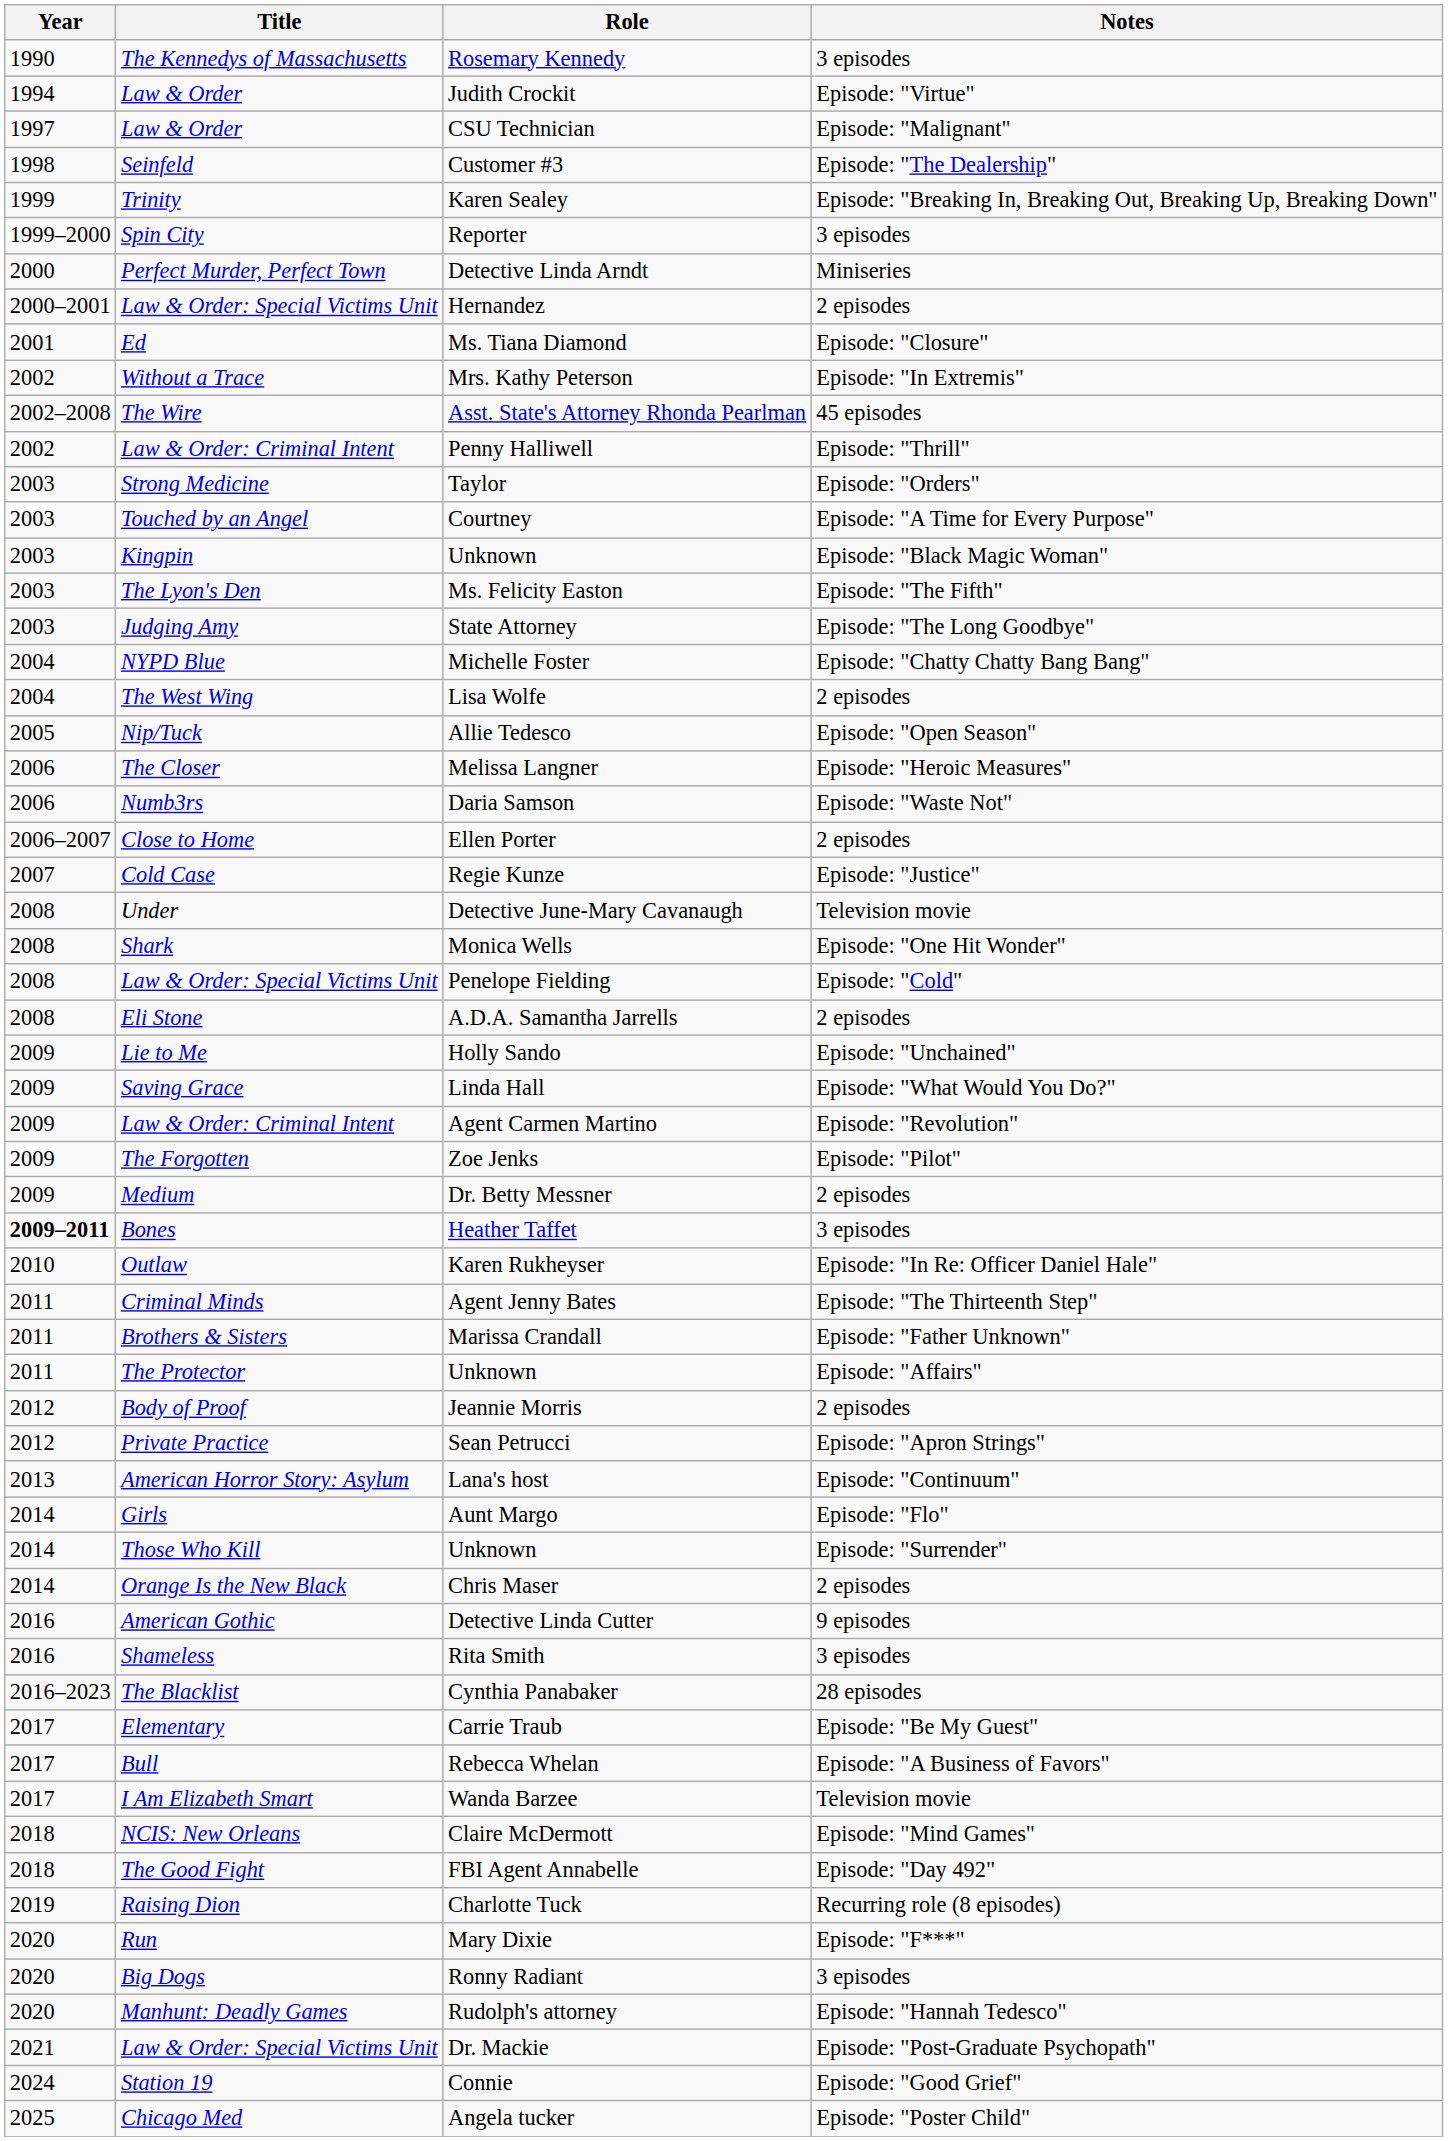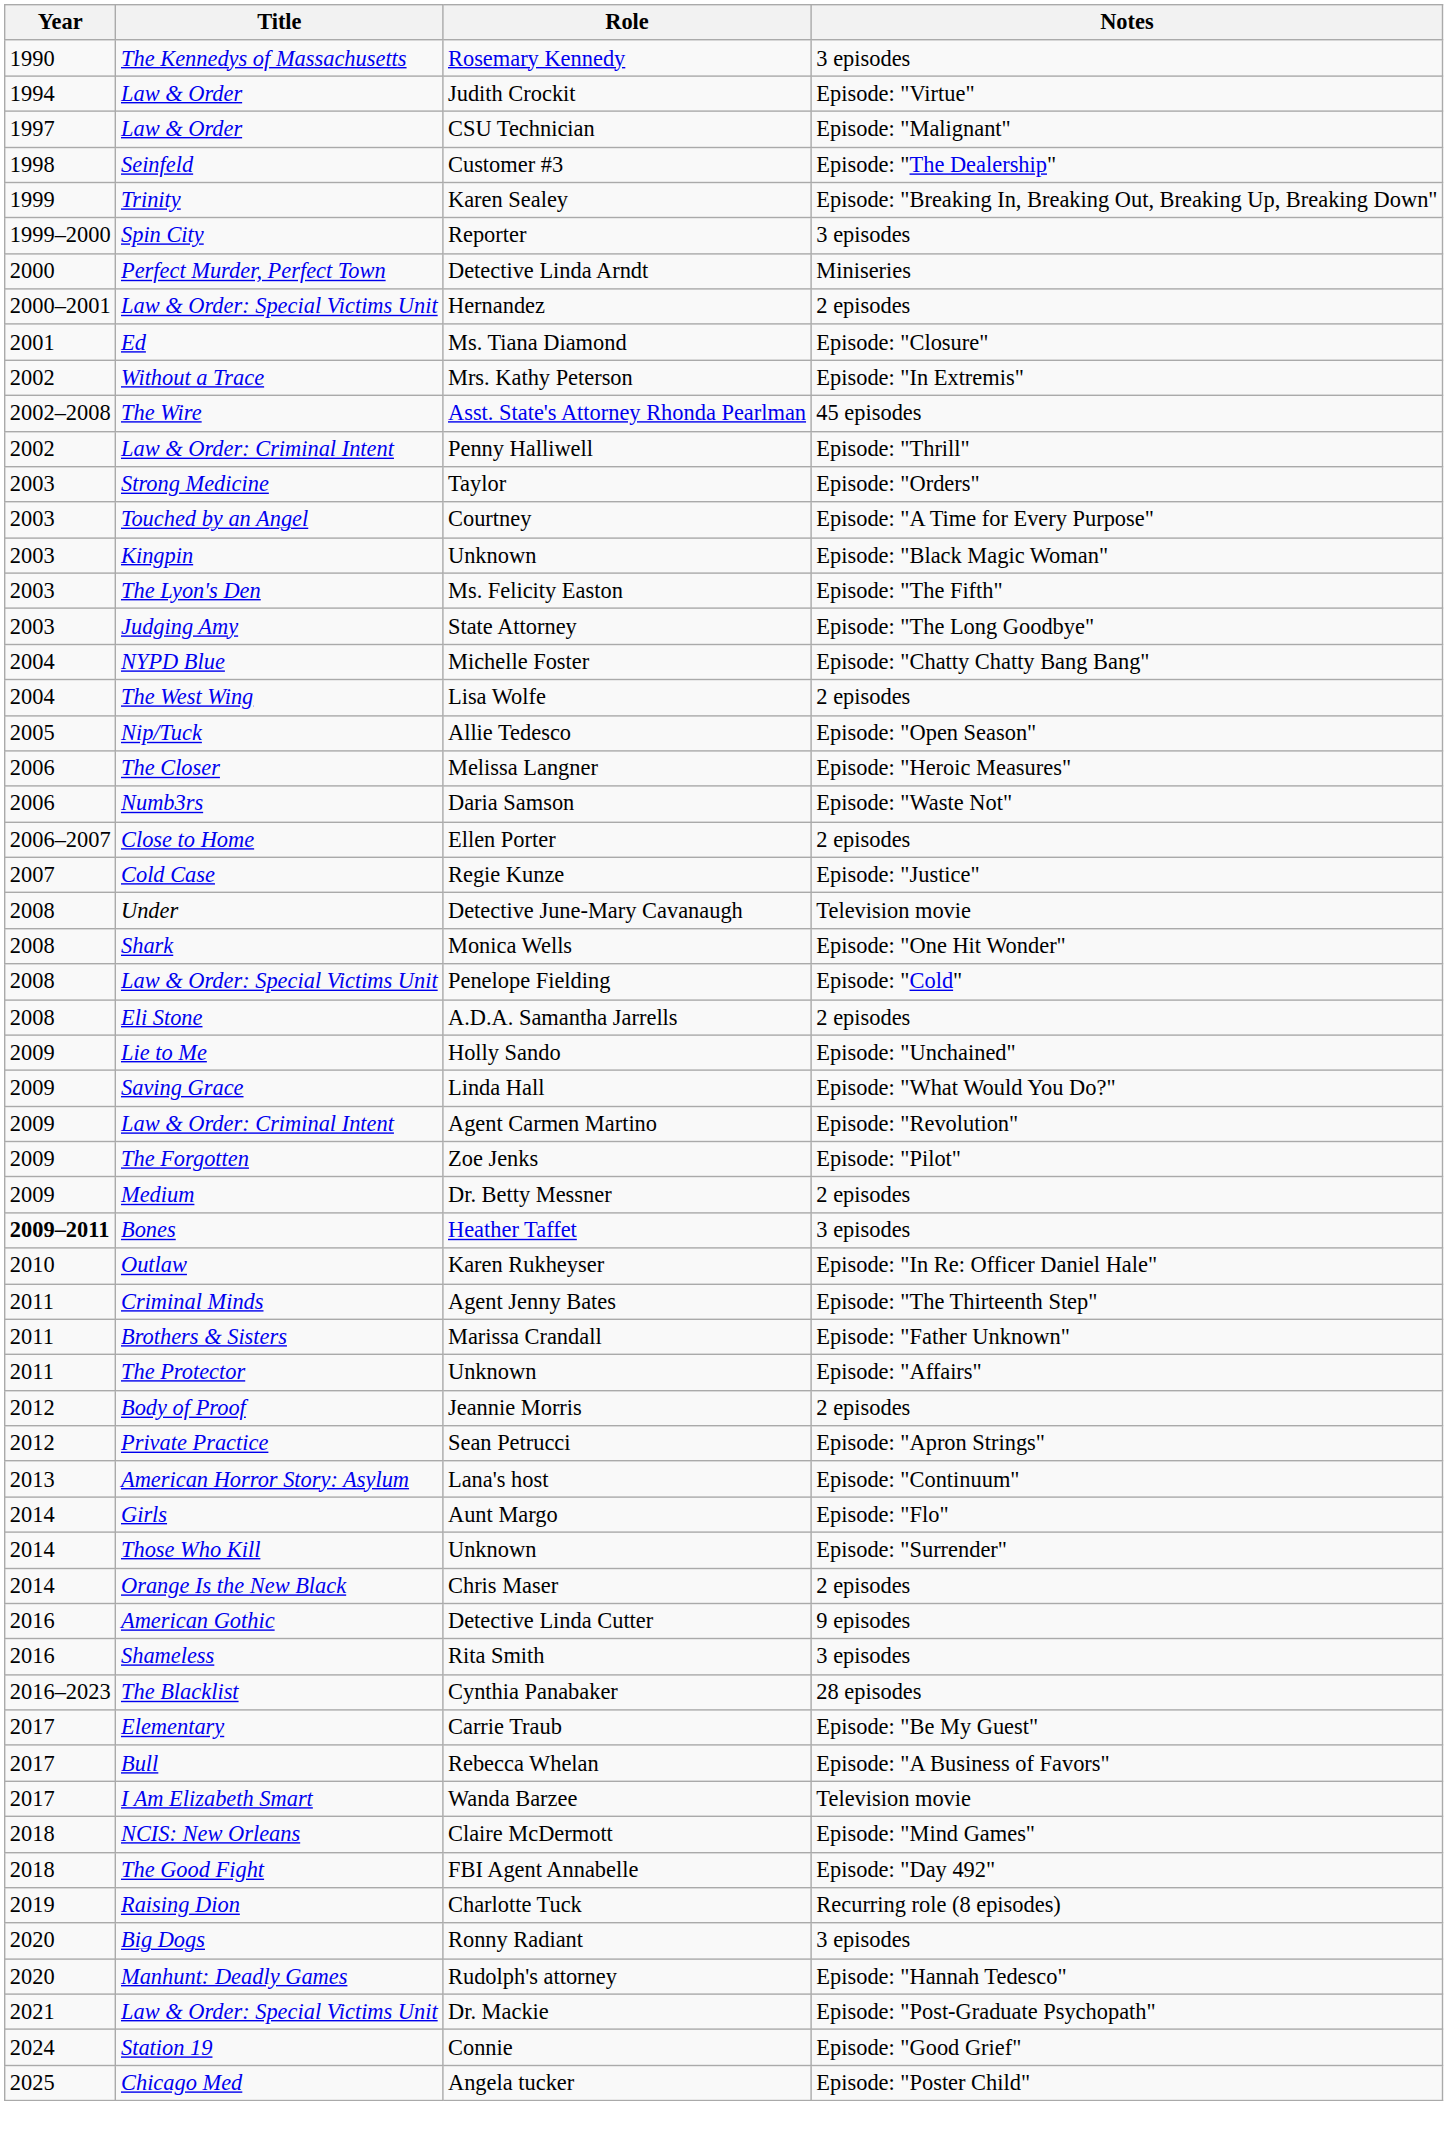- row: (139, 1940)
